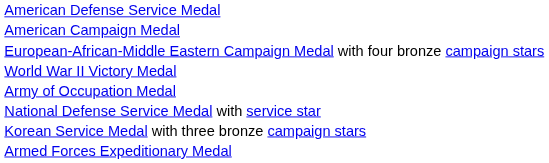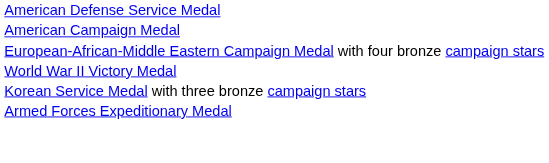- row: (90, 91)
- row: (163, 111)
